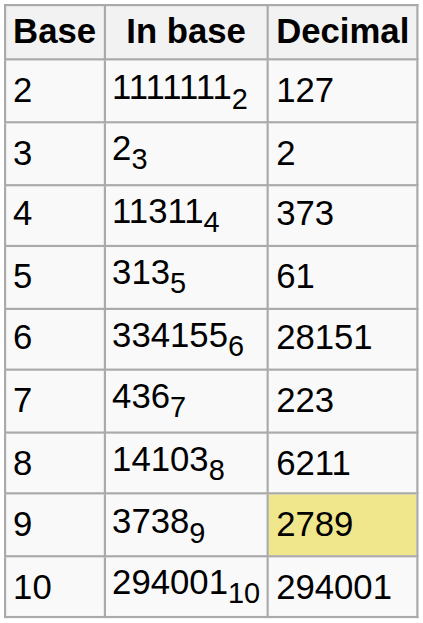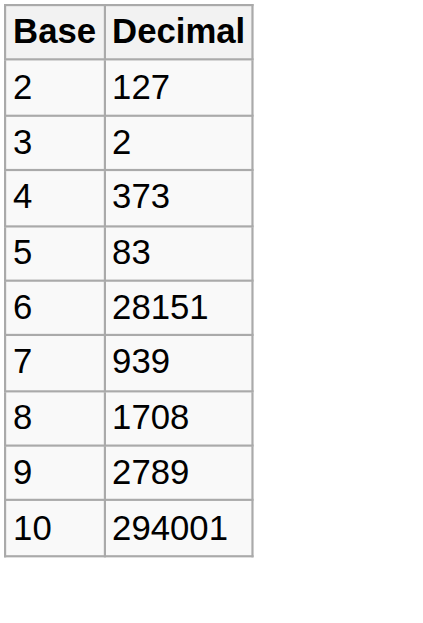- column: (186, 32)
(295, 276) 61 -> (131, 252) 83
(305, 400) 223 -> (141, 362) 939
(313, 462) 6211 -> (151, 417) 1708
(315, 524) khaki background -> (151, 472) no background
